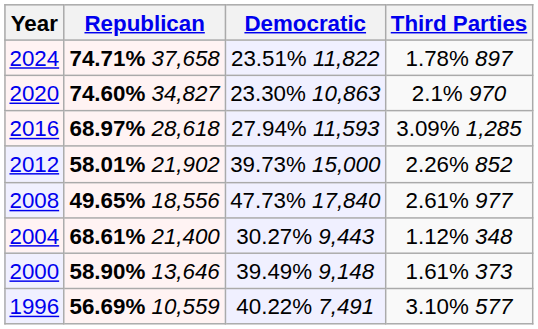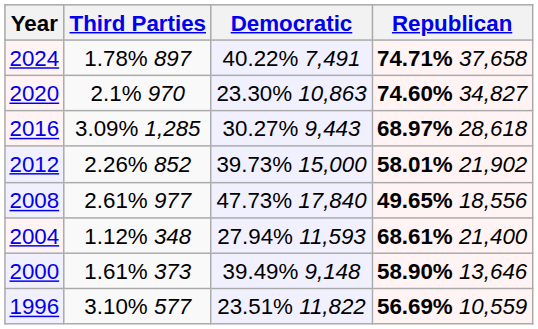columns swapped: (145, 23) <-> (459, 23)
(305, 58) 23.51% 11,822 -> (292, 58) 40.22% 7,491
(305, 129) 27.94% 11,593 -> (292, 129) 30.27% 9,443
(305, 235) 30.27% 9,443 -> (292, 235) 27.94% 11,593
(305, 306) 40.22% 7,491 -> (292, 306) 23.51% 11,822
